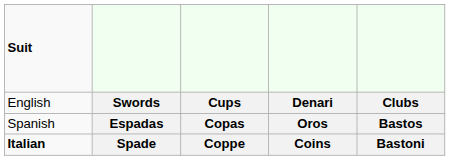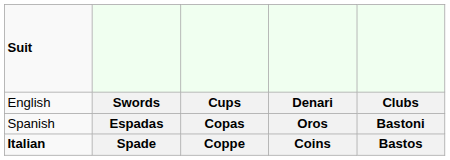(401, 123) Bastos -> (401, 123) Bastoni
(401, 144) Bastoni -> (401, 144) Bastos
